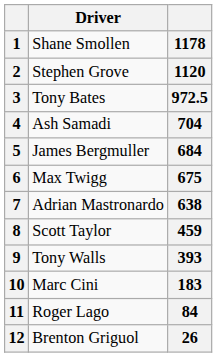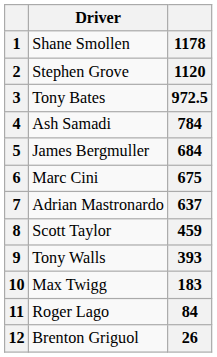(190, 124) 704 -> (190, 124) 784
(70, 177) Max Twigg -> (65, 177) Marc Cini
(190, 204) 638 -> (190, 204) 637
(65, 284) Marc Cini -> (70, 284) Max Twigg
